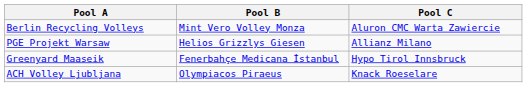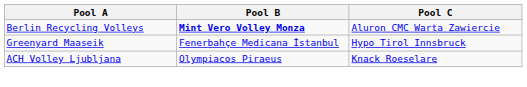(242, 28) normal -> (242, 28) bold
- row: (58, 43)
